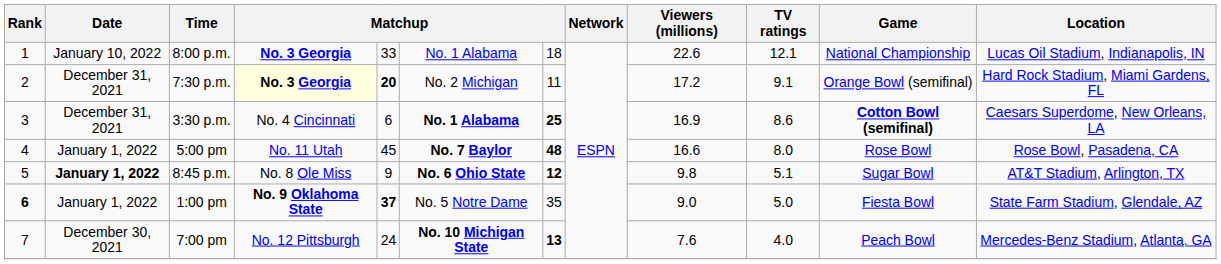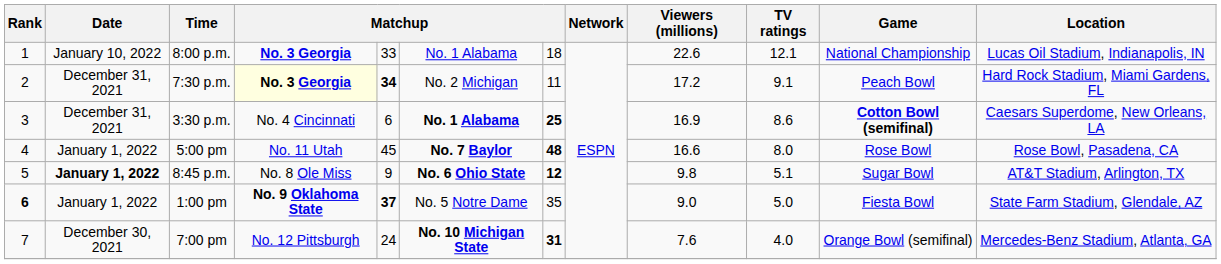(388, 83) 20 -> (388, 83) 34
(898, 83) Orange Bowl (semifinal) -> (898, 83) Peach Bowl
(554, 240) 13 -> (554, 240) 31
(898, 240) Peach Bowl -> (898, 240) Orange Bowl (semifinal)
